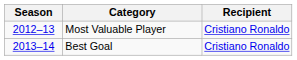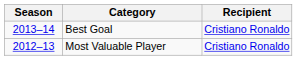rows swapped: (116, 30) <-> (89, 47)
